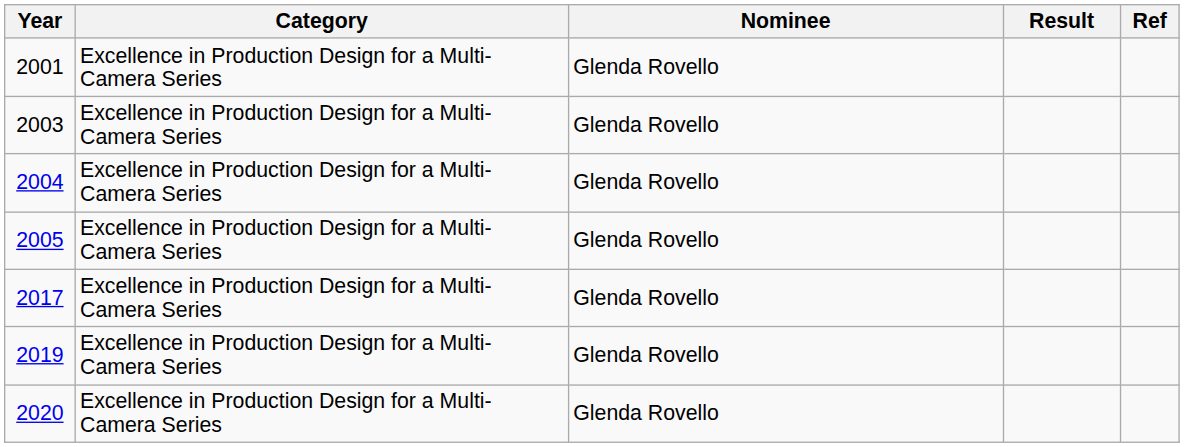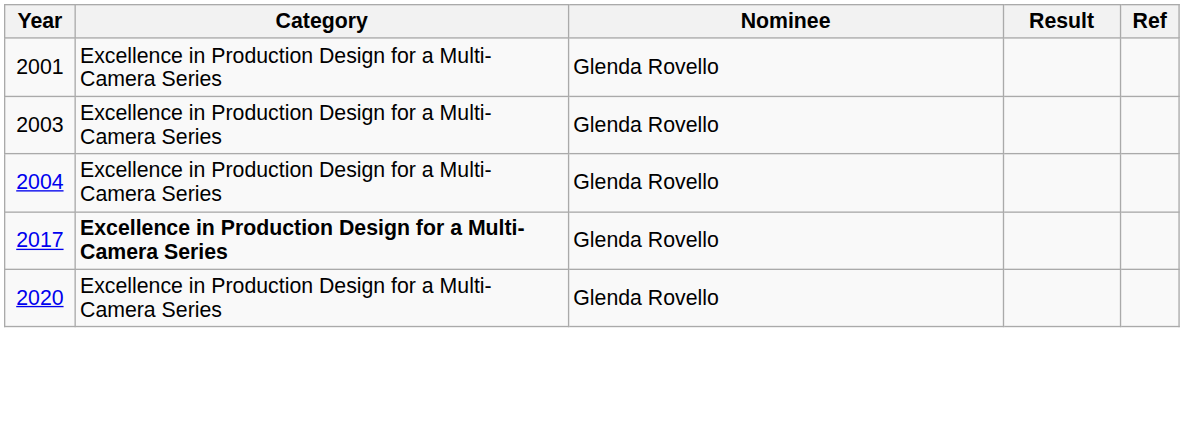- row: (40, 240)
(286, 297) normal -> (302, 240) bold
- row: (40, 355)
